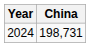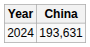(61, 33) 198,731 -> (61, 33) 193,631
